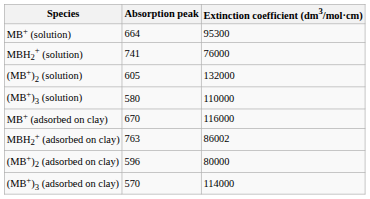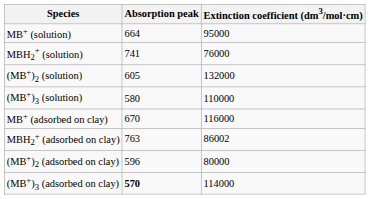(216, 33) 95300 -> (216, 33) 95000
(132, 183) normal -> (132, 183) bold
